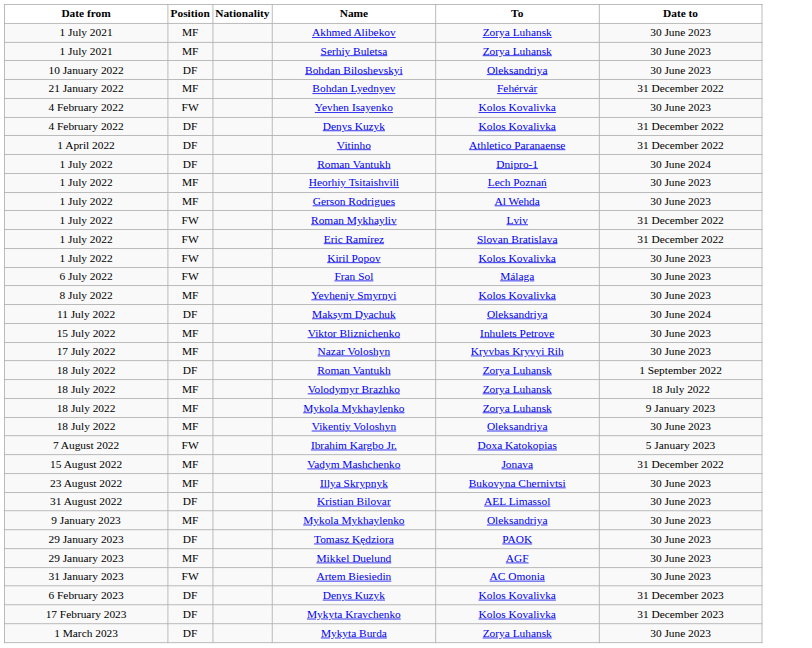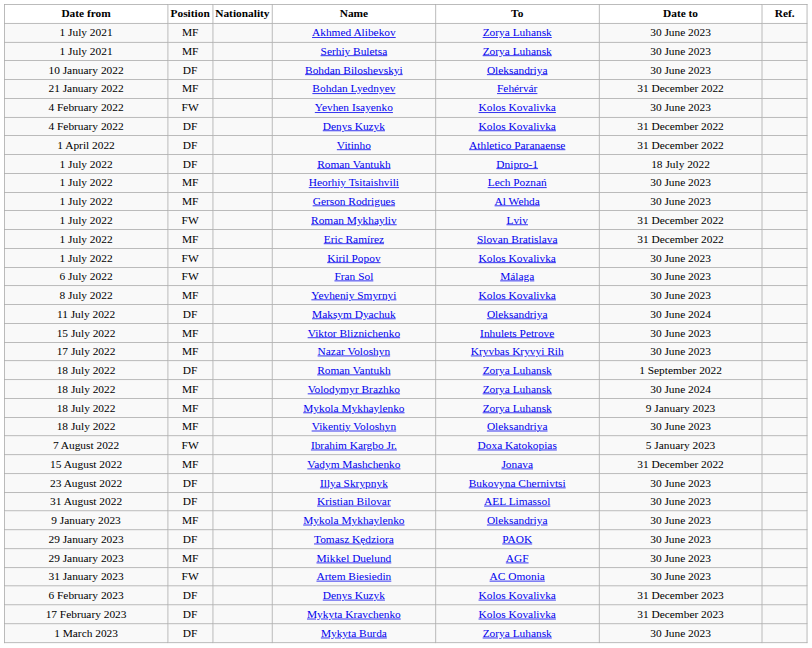+ column: (785, 14)
(681, 164) 30 June 2024 -> (681, 164) 18 July 2022
(190, 239) FW -> (190, 239) MF
(681, 389) 18 July 2022 -> (681, 389) 30 June 2024
(190, 483) MF -> (190, 483) DF
